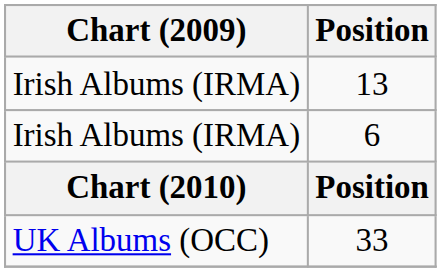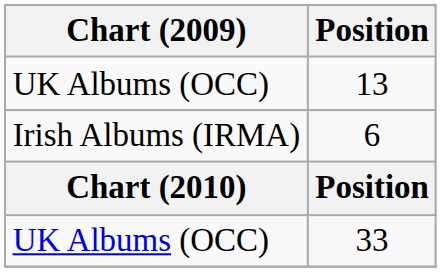(156, 82) Irish Albums (IRMA) -> (141, 82) UK Albums (OCC)
